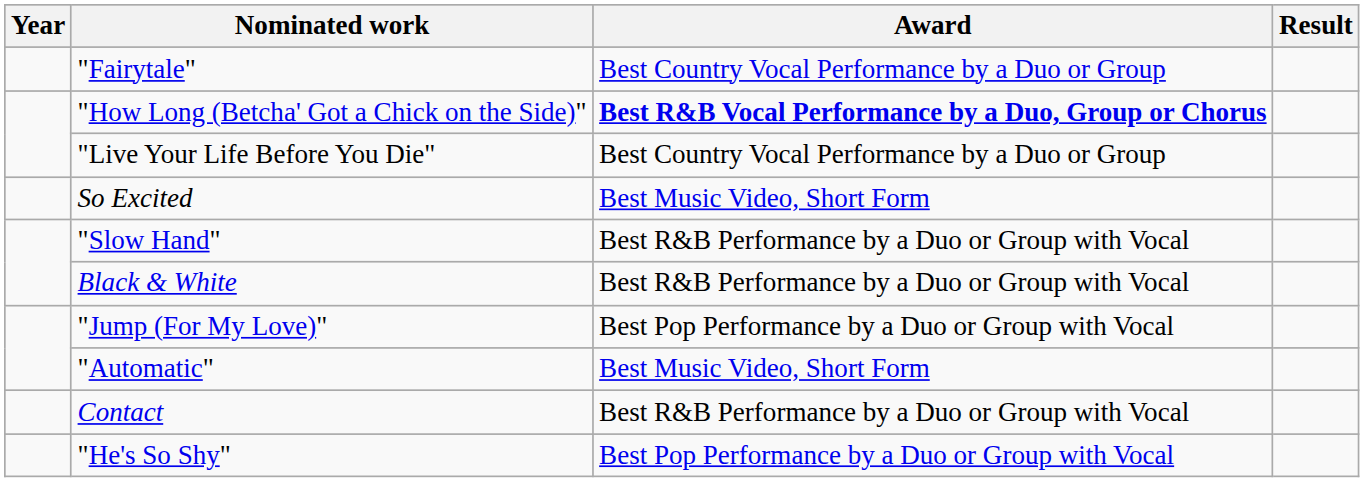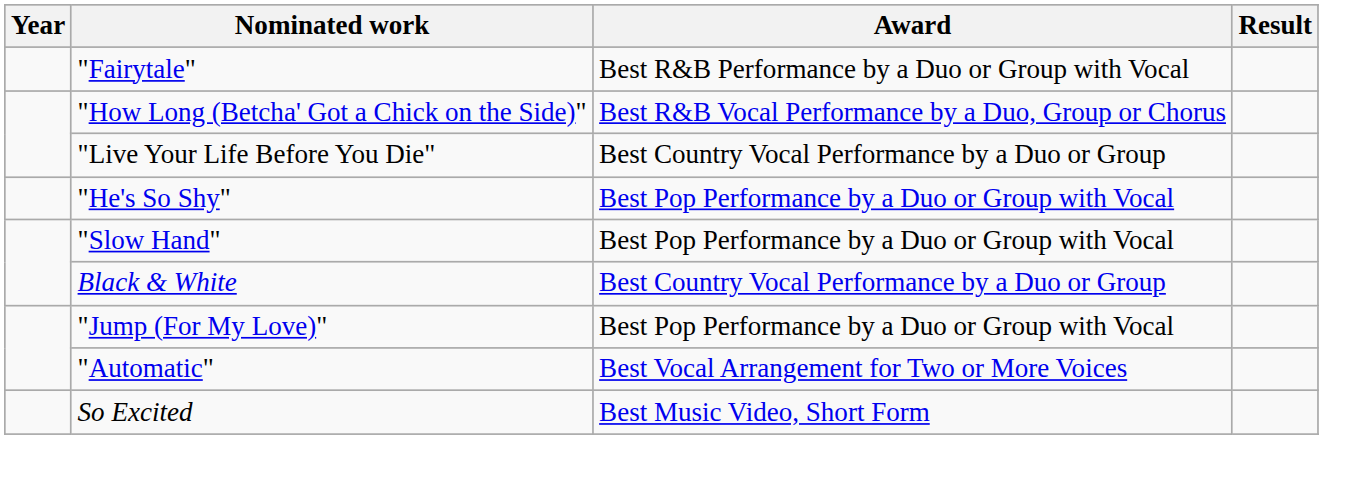(882, 68) Best Country Vocal Performance by a Duo or Group -> (894, 68) Best R&B Performance by a Duo or Group with Vocal
(933, 111) bold -> (913, 111) normal
rows swapped: (154, 454) <-> (135, 197)
(894, 240) Best R&B Performance by a Duo or Group with Vocal -> (887, 240) Best Pop Performance by a Duo or Group with Vocal
(894, 283) Best R&B Performance by a Duo or Group with Vocal -> (882, 283) Best Country Vocal Performance by a Duo or Group
(764, 369) Best Music Video, Short Form -> (863, 369) Best Vocal Arrangement for Two or More Voices
- row: (120, 411)
